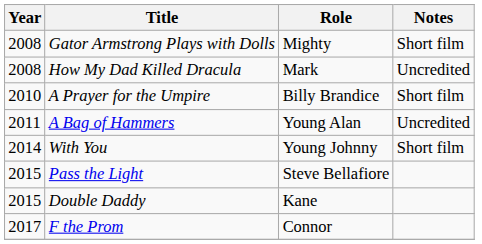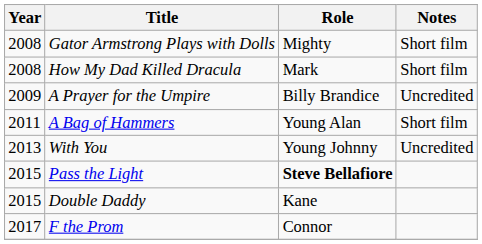(433, 69) Uncredited -> (434, 69) Short film
(25, 95) 2010 -> (25, 95) 2009
(431, 95) Short film -> (437, 95) Uncredited
(433, 122) Uncredited -> (434, 122) Short film
(25, 148) 2014 -> (25, 148) 2013
(431, 148) Short film -> (437, 148) Uncredited
(336, 174) normal -> (338, 174) bold
